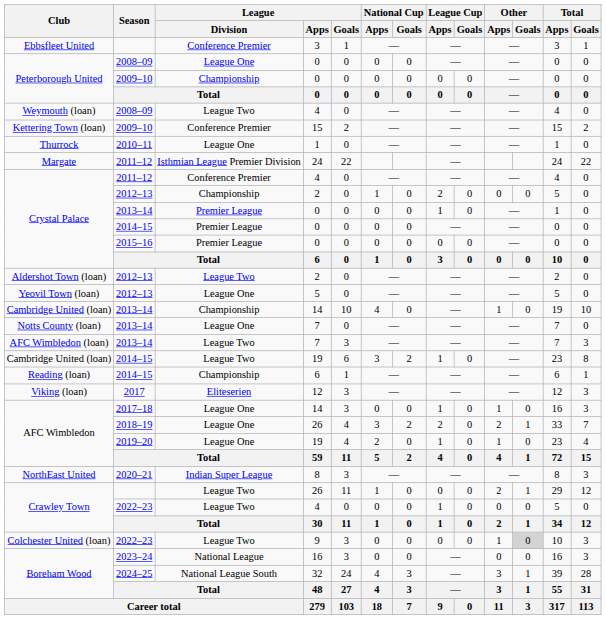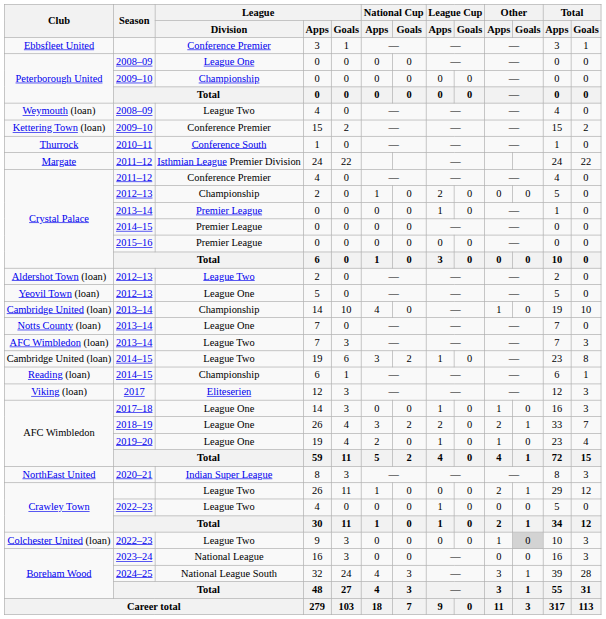(229, 144) League One -> (229, 144) Conference South
